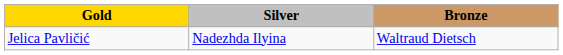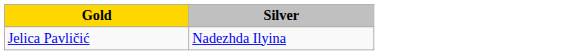- column: (466, 15)
